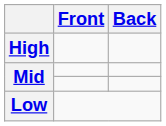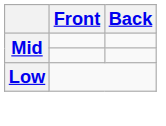- row: (29, 47)
